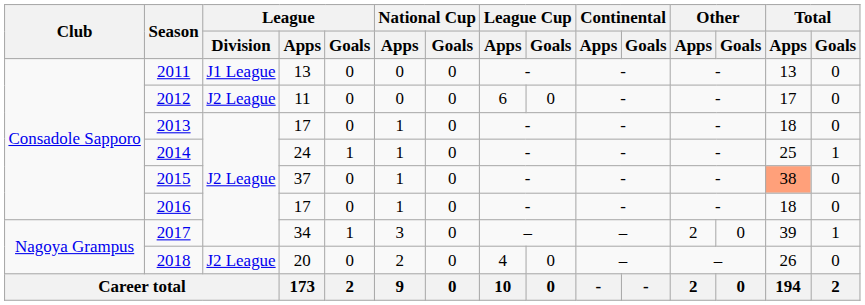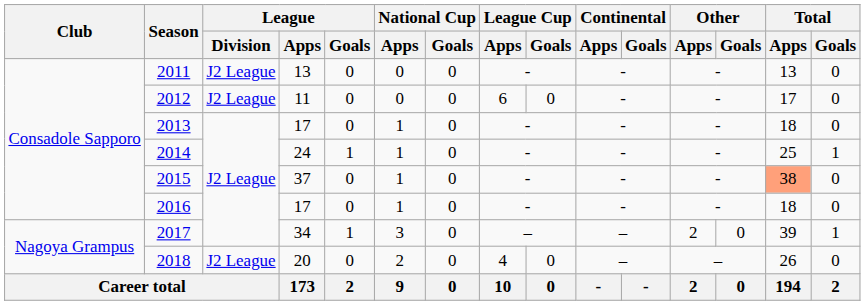(241, 71) J1 League -> (241, 71) J2 League
